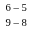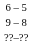+ row: (16, 37)
